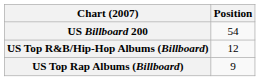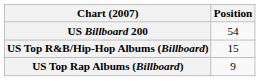(233, 48) 12 -> (233, 48) 15
